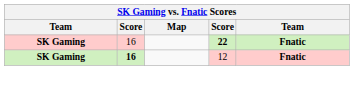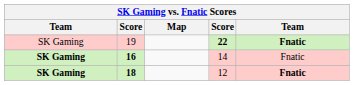(61, 42) bold -> (61, 42) normal
(131, 42) 16 -> (131, 42) 19
+ row: (223, 57)
(131, 57) 16 -> (131, 73) 18
